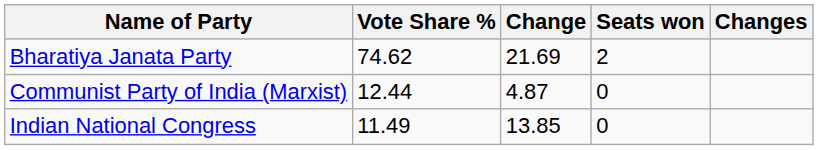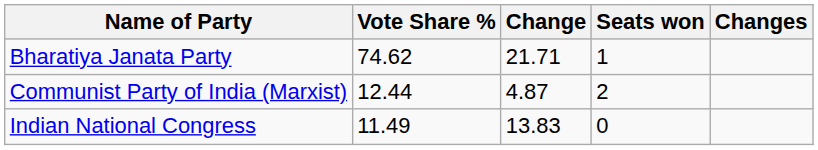(533, 56) 21.69 -> (533, 56) 21.71
(602, 56) 2 -> (602, 56) 1
(602, 91) 0 -> (602, 91) 2
(533, 126) 13.85 -> (533, 126) 13.83
